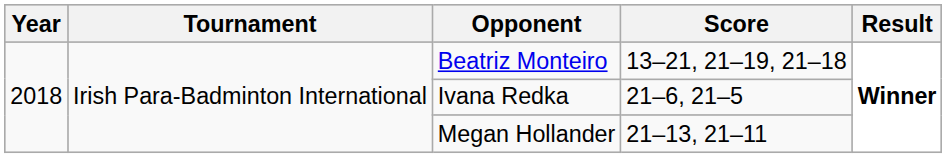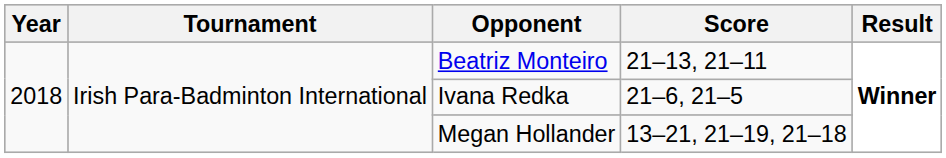(737, 60) 13–21, 21–19, 21–18 -> (697, 60) 21–13, 21–11
(697, 134) 21–13, 21–11 -> (737, 134) 13–21, 21–19, 21–18
